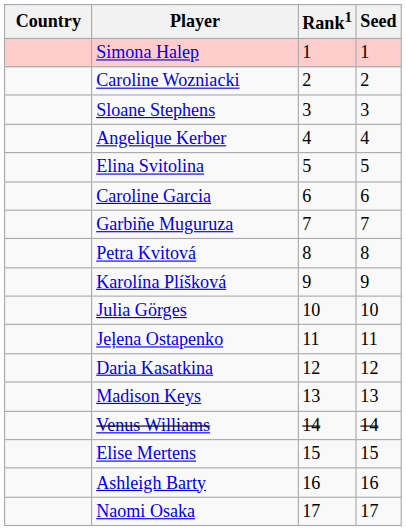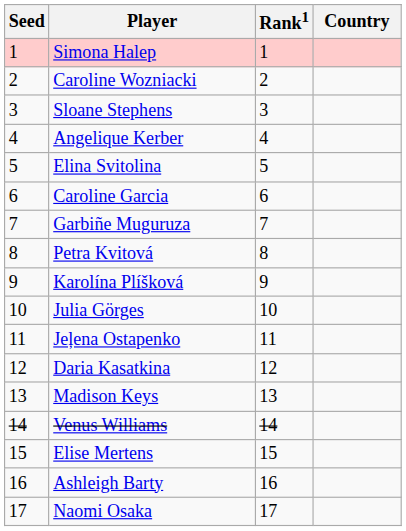columns swapped: (48, 21) <-> (378, 21)
